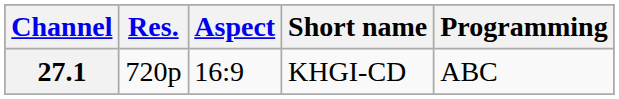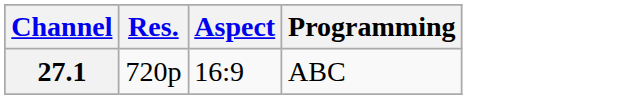- column: (358, 26)
